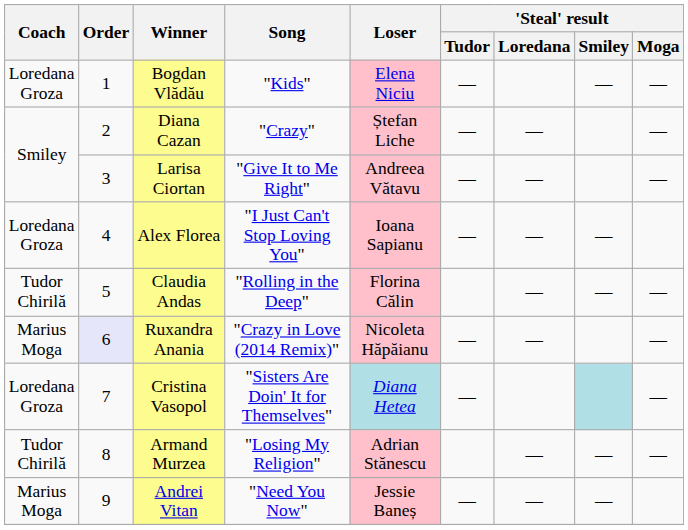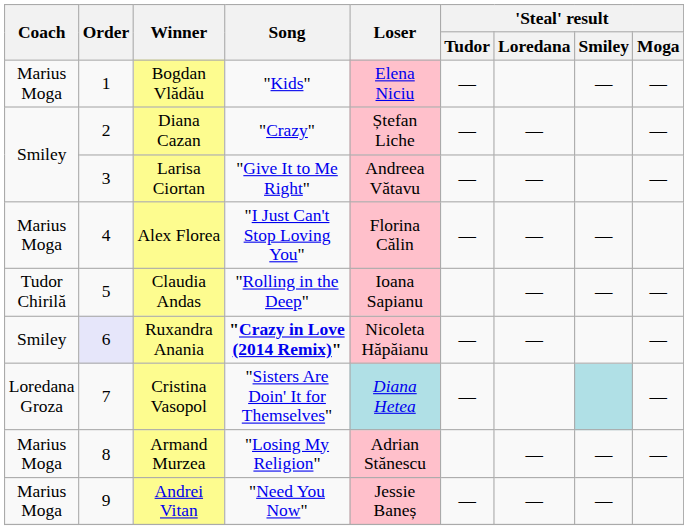(42, 83) Loredana Groza -> (42, 83) Marius Moga
(42, 235) Loredana Groza -> (42, 235) Marius Moga
(395, 235) Ioana Sapianu -> (395, 235) Florina Călin
(395, 292) Florina Călin -> (395, 292) Ioana Sapianu
(42, 339) Marius Moga -> (42, 339) Smiley
(287, 339) normal -> (287, 339) bold
(42, 453) Tudor Chirilă -> (42, 453) Marius Moga
